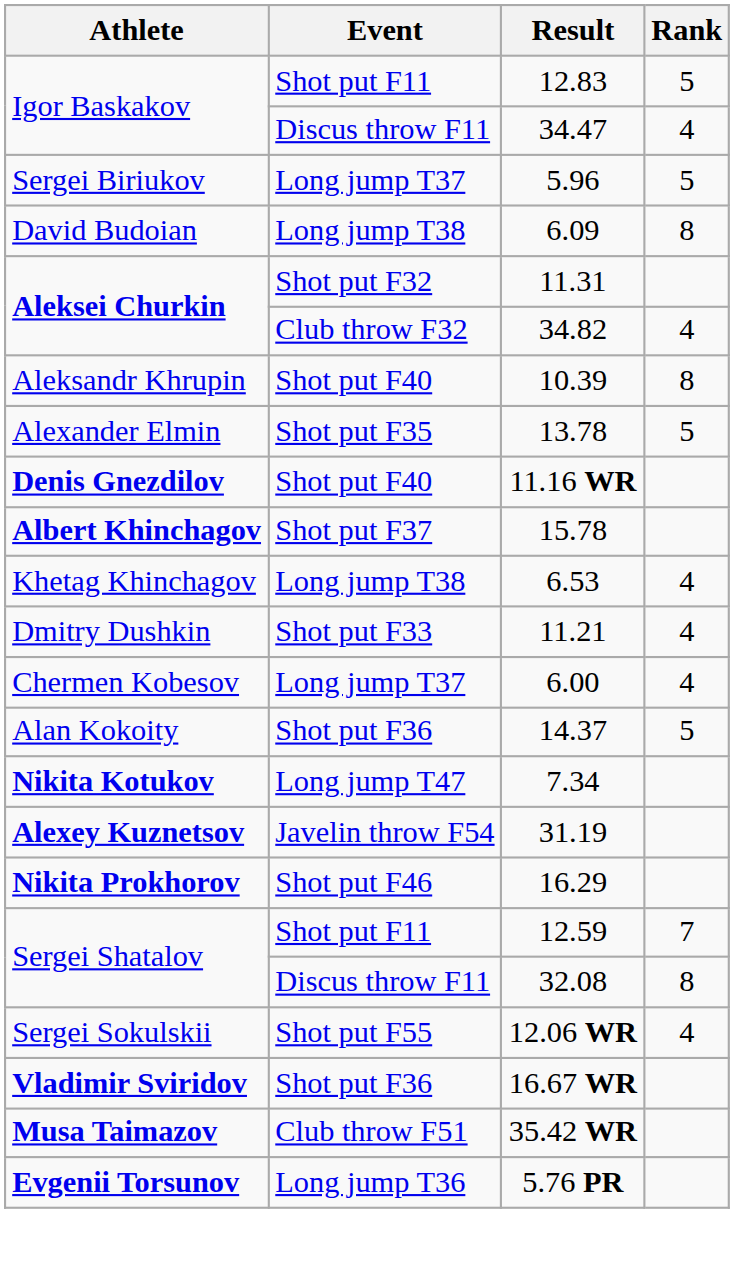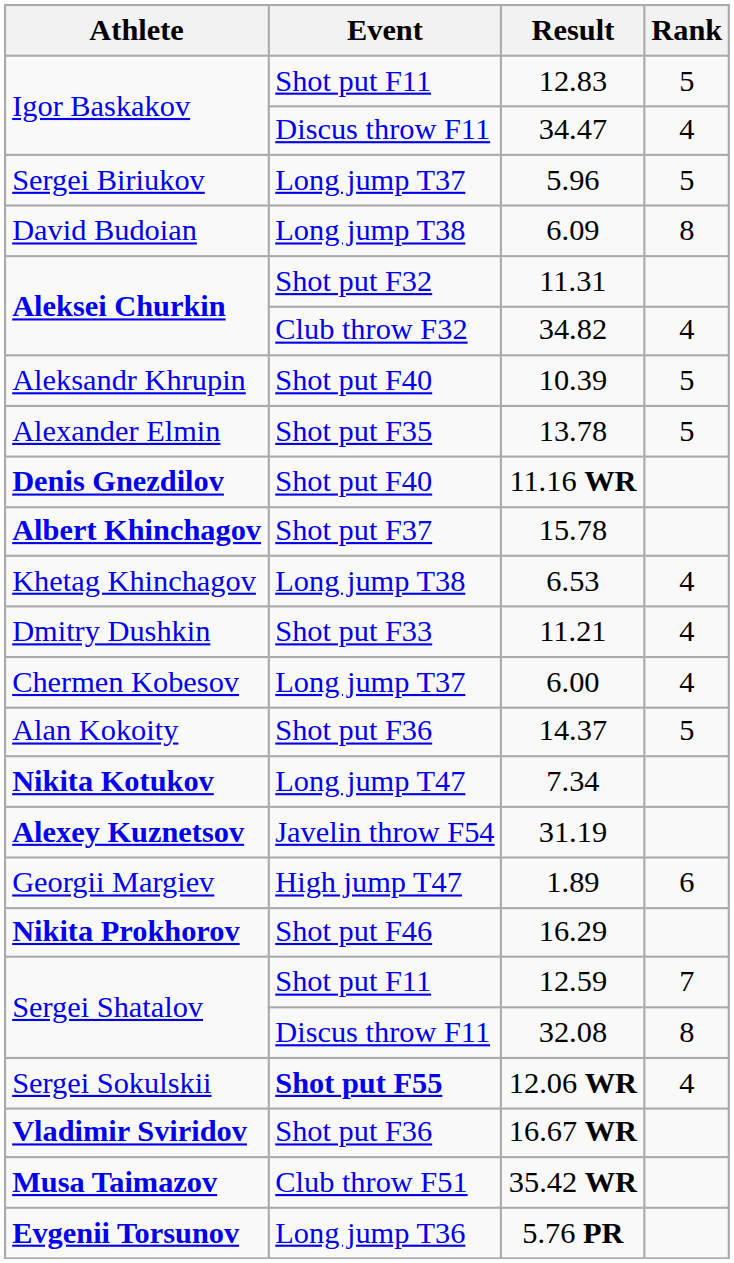(687, 380) 8 -> (687, 380) 5
+ row: (573, 881)
(354, 1032) normal -> (359, 1082) bold
